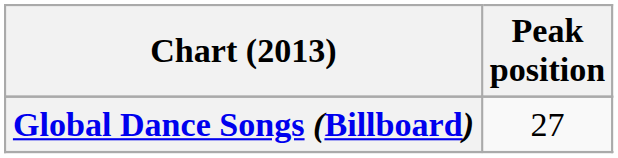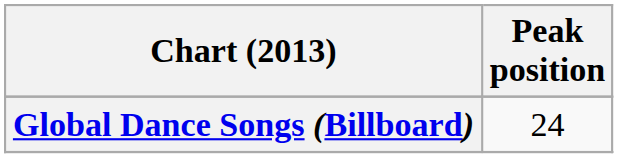(548, 123) 27 -> (548, 123) 24
